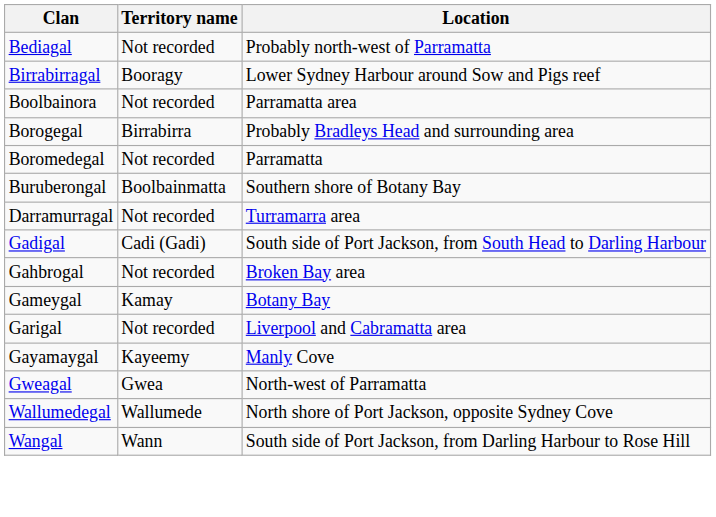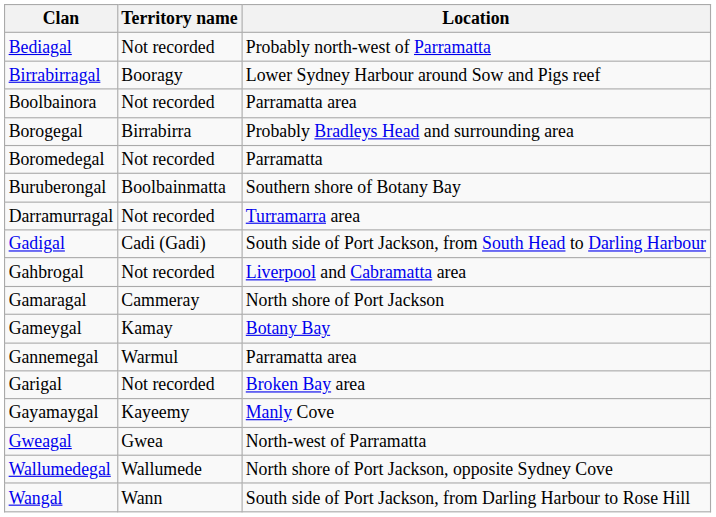(305, 272) Broken Bay area -> (356, 272) Liverpool and Cabramatta area
+ row: (48, 300)
+ row: (54, 356)
(356, 328) Liverpool and Cabramatta area -> (305, 384) Broken Bay area
